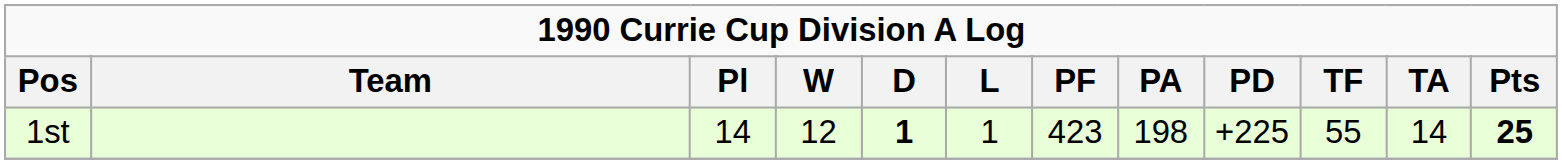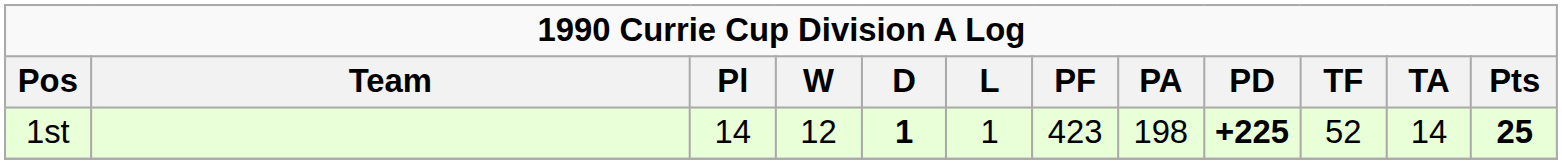(1252, 132) normal -> (1252, 132) bold
(1343, 132) 55 -> (1343, 132) 52
